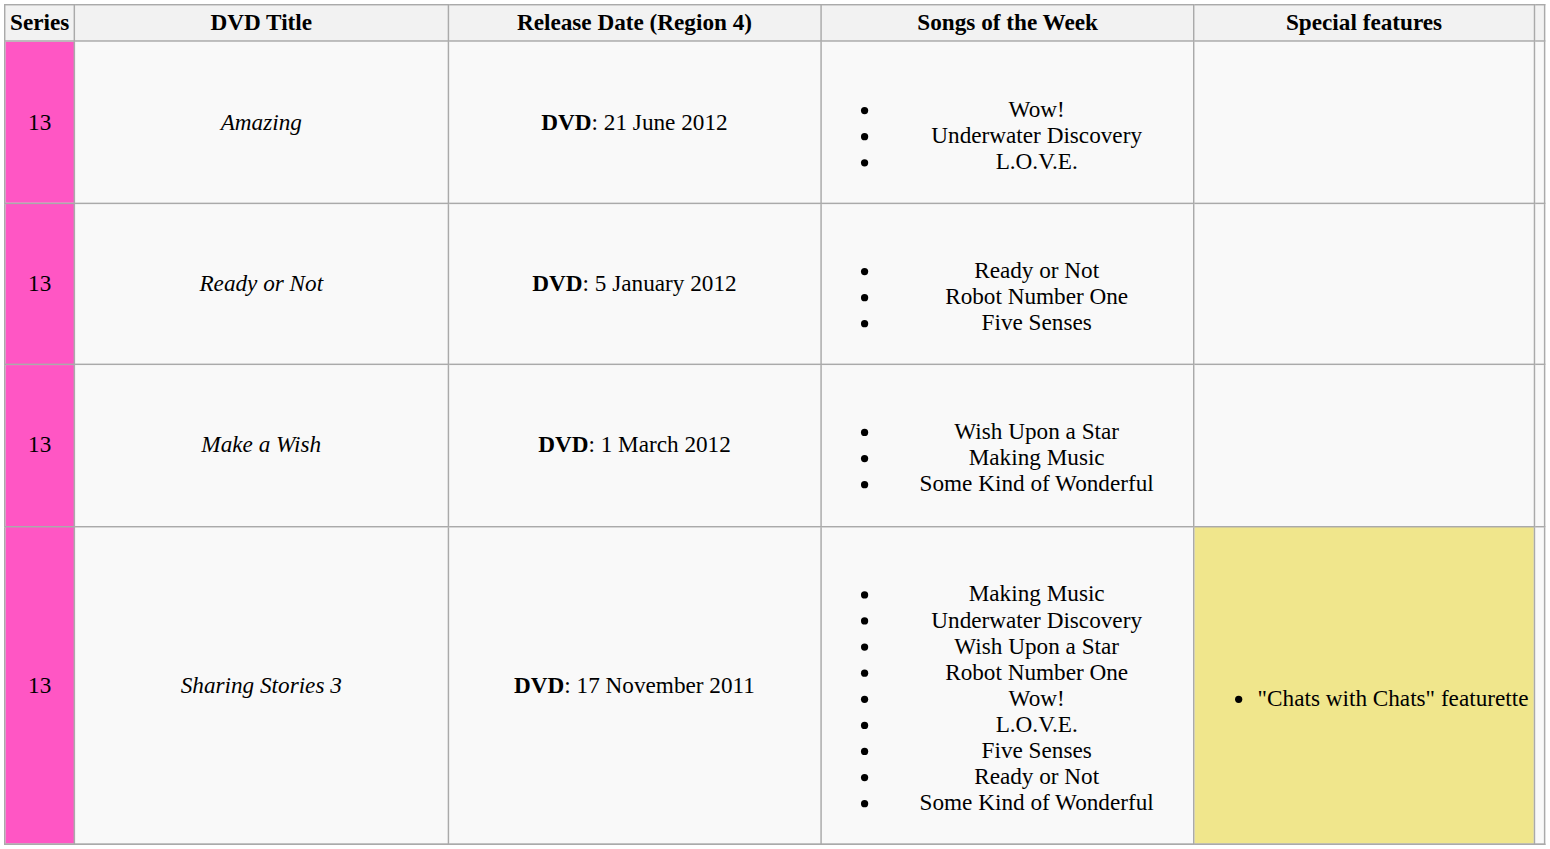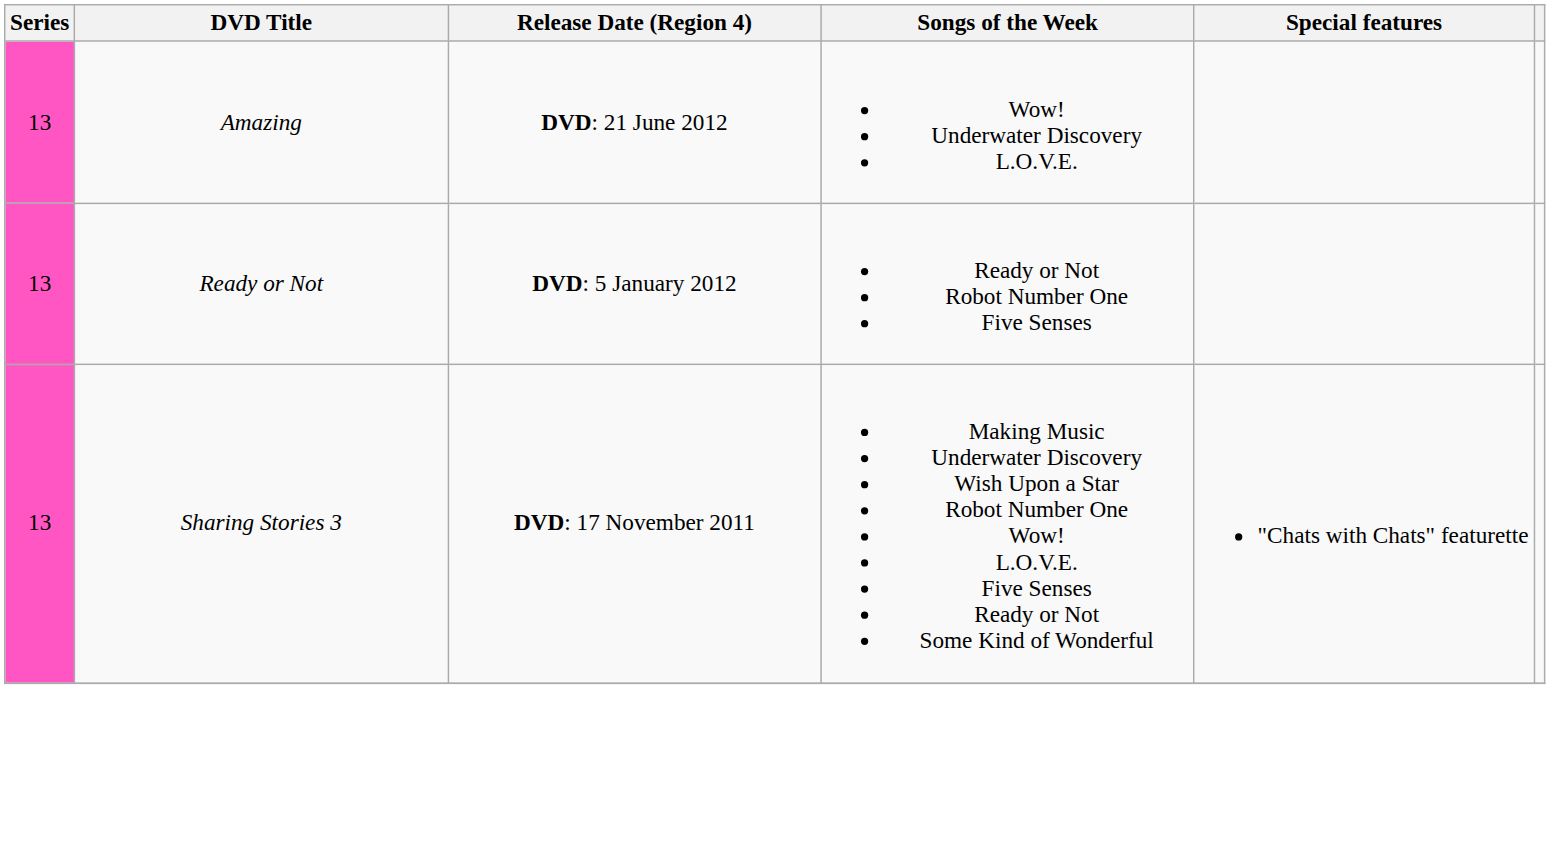- row: (261, 445)
(1364, 698) khaki background -> (1364, 537) no background
